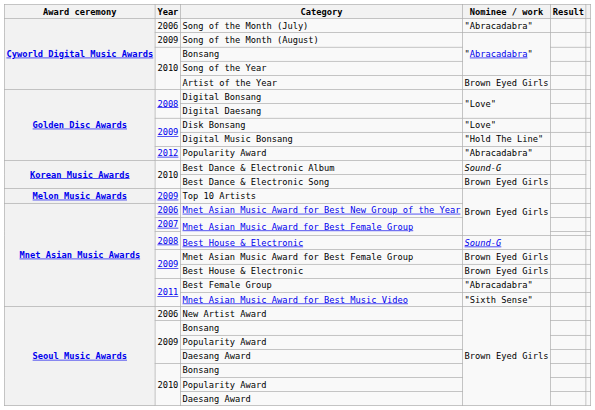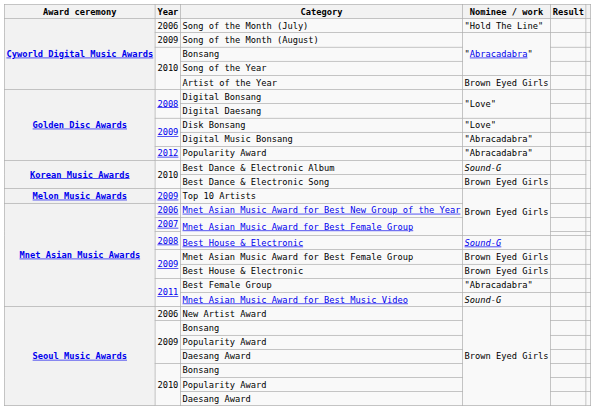(499, 26) "Abracadabra" -> (504, 26) "Hold The Line"
(504, 139) "Hold The Line" -> (499, 139) "Abracadabra"
(499, 299) "Sixth Sense" -> (483, 299) Sound-G
